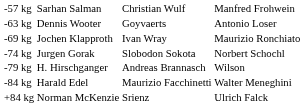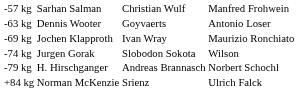(250, 53) Norbert Schochl -> (224, 53) Wilson
(230, 68) Wilson -> (244, 68) Norbert Schochl
- row: (18, 82)
